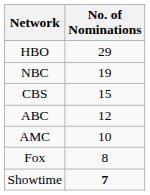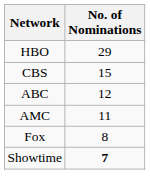- row: (35, 72)
(105, 136) 10 -> (105, 115) 11
